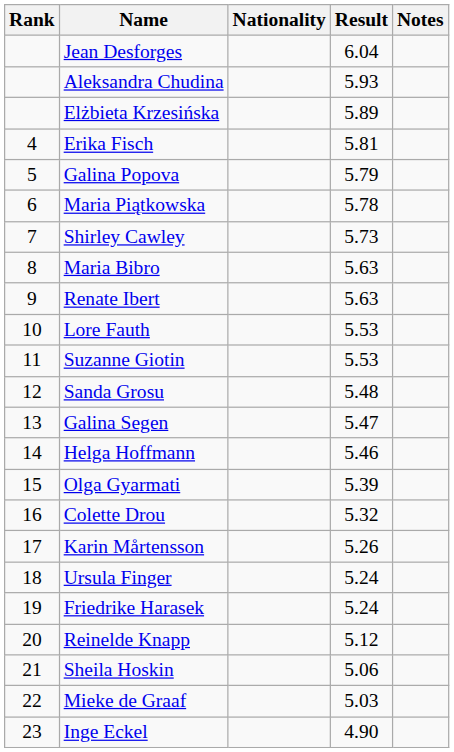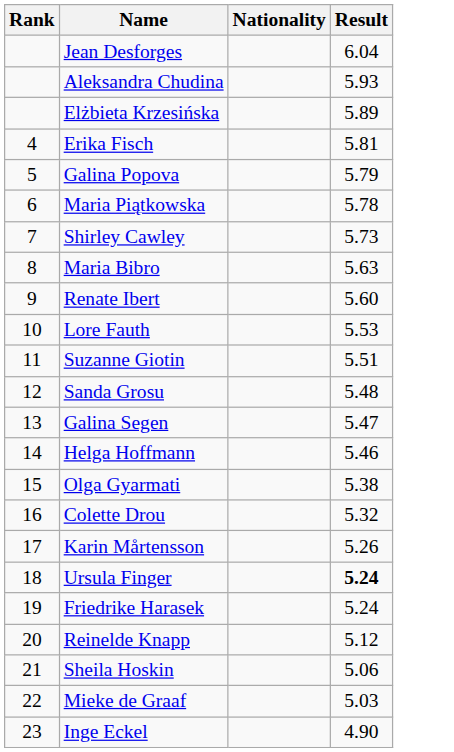- column: (420, 19)
(361, 298) 5.63 -> (361, 298) 5.60
(361, 360) 5.53 -> (361, 360) 5.51
(361, 484) 5.39 -> (361, 484) 5.38
(361, 577) normal -> (361, 577) bold
